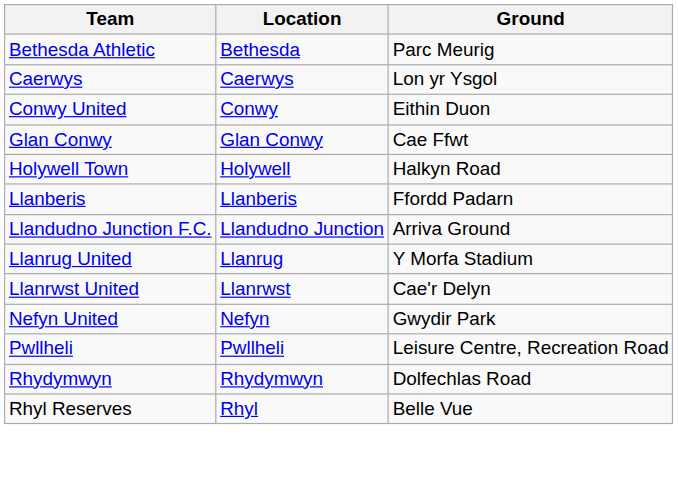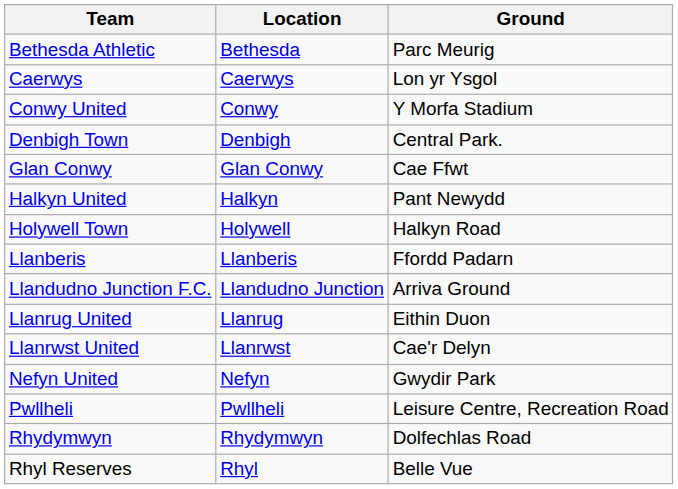(441, 109) Eithin Duon -> (463, 109) Y Morfa Stadium
+ row: (69, 139)
+ row: (68, 199)
(463, 259) Y Morfa Stadium -> (441, 318) Eithin Duon
